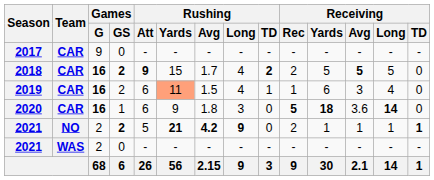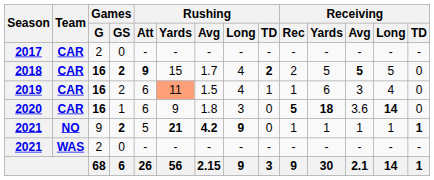(99, 52) 9 -> (99, 52) 2
(99, 128) 2 -> (99, 128) 9
(294, 128) 2 -> (294, 128) 1
